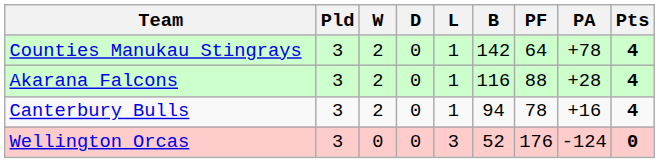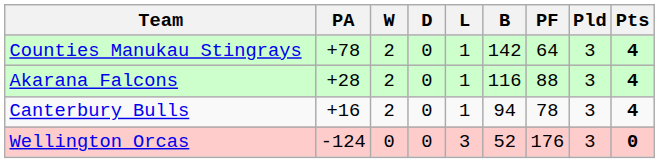columns swapped: (338, 20) <-> (584, 20)
